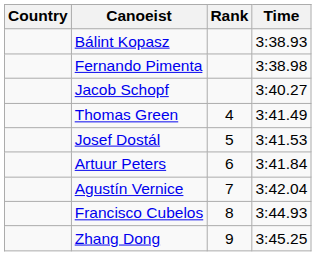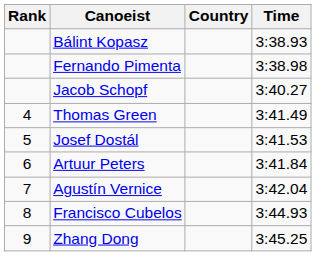columns swapped: (229, 16) <-> (38, 16)
